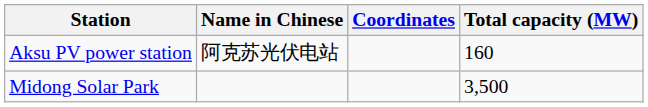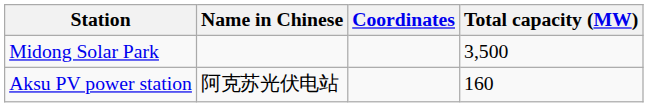rows swapped: (101, 53) <-> (84, 86)
